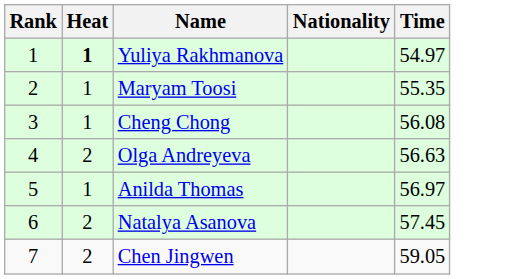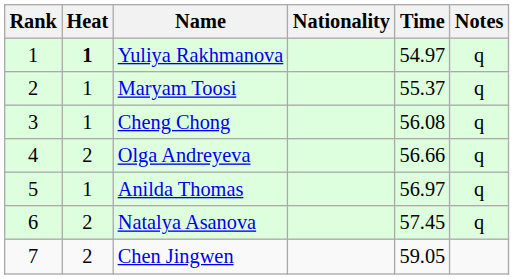+ column: (479, 21)
(422, 88) 55.35 -> (422, 88) 55.37
(422, 155) 56.63 -> (422, 155) 56.66
